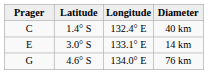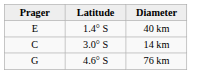- column: (129, 12)
(29, 28) C -> (35, 28) E
(29, 45) E -> (35, 45) C
